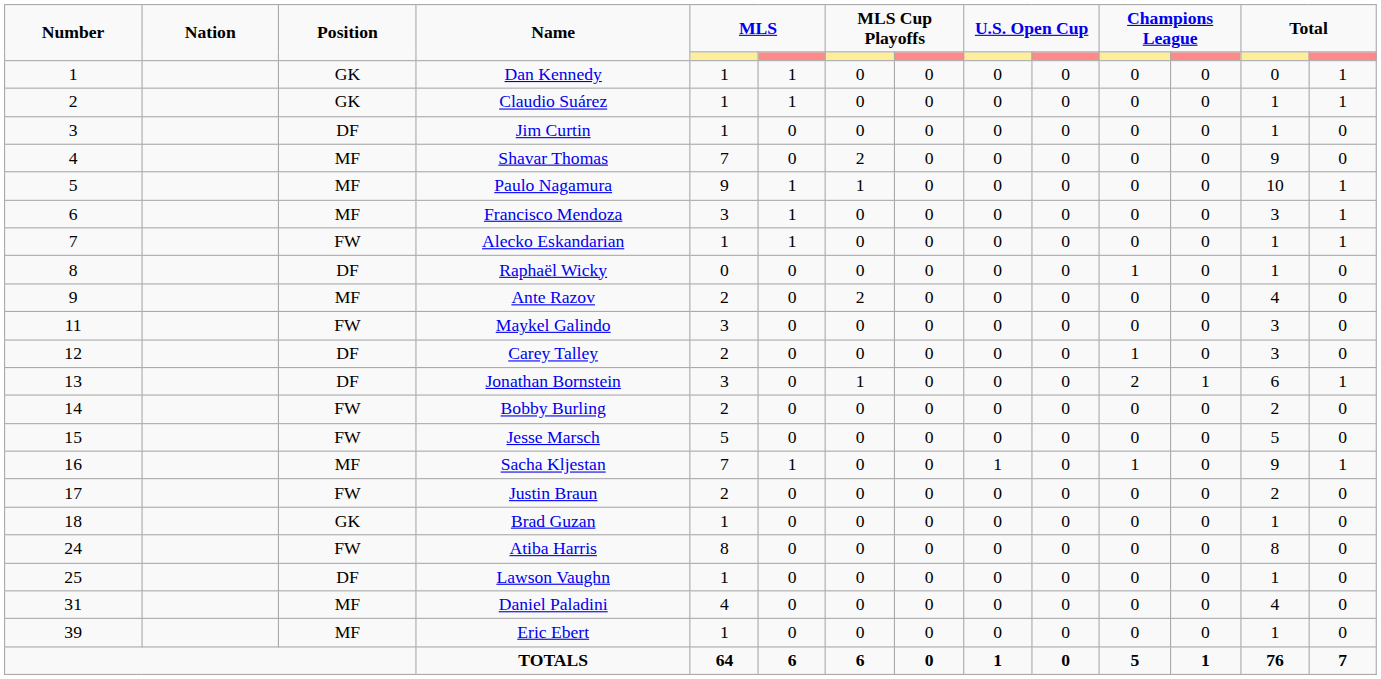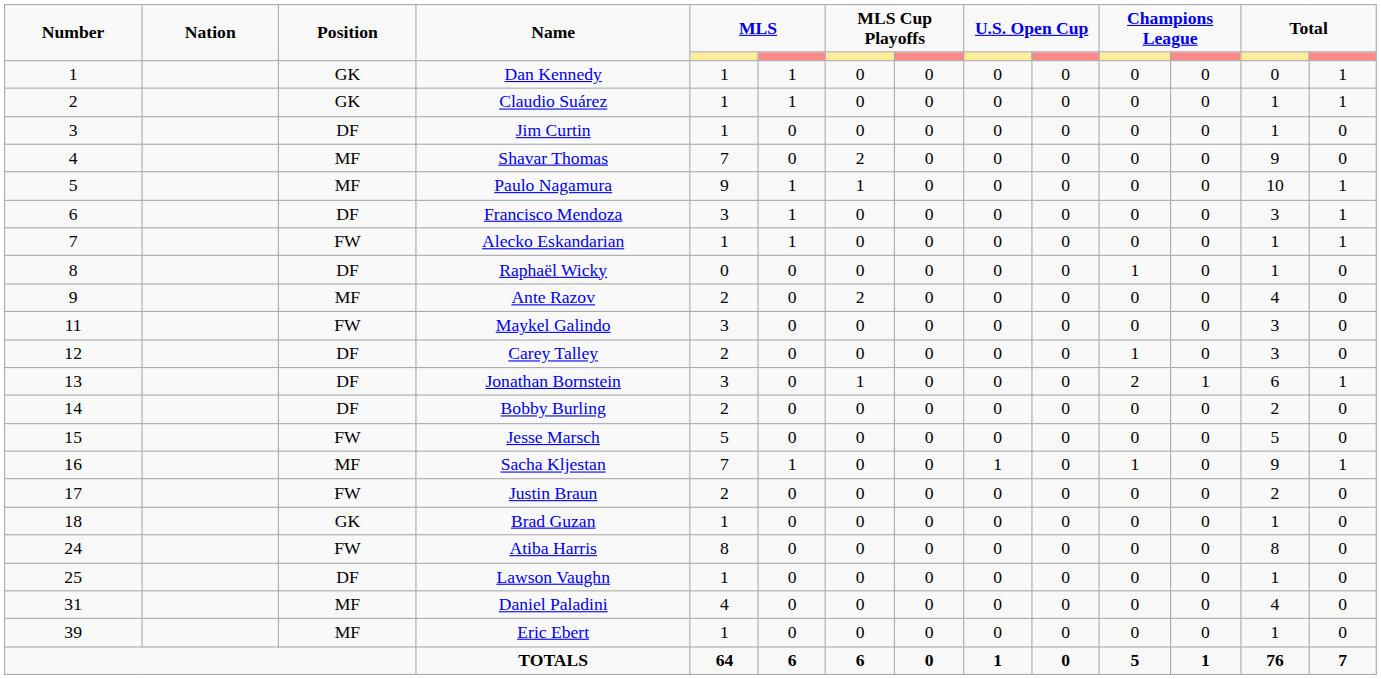(347, 213) MF -> (347, 213) DF
(347, 409) FW -> (347, 409) DF
